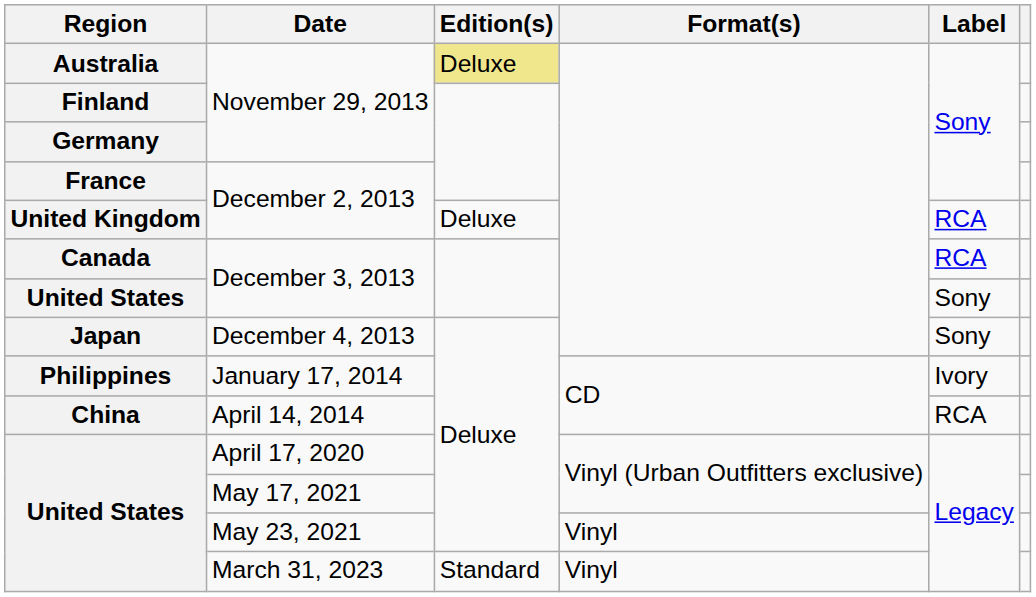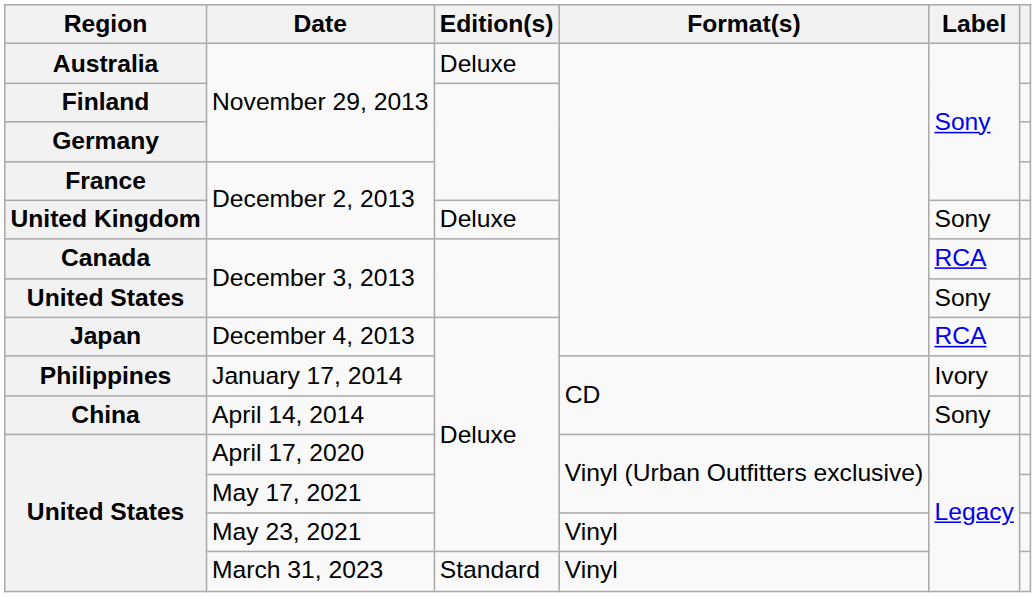(478, 63) khaki background -> (478, 63) no background
(960, 219) RCA -> (963, 219) Sony
(963, 336) Sony -> (960, 336) RCA
(960, 414) RCA -> (963, 414) Sony
